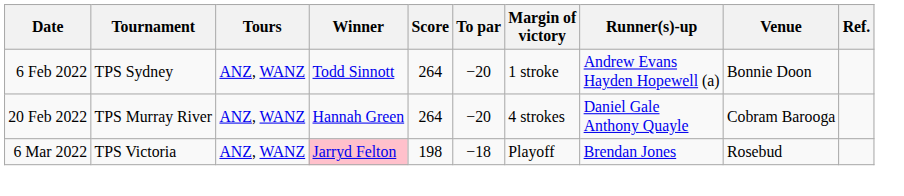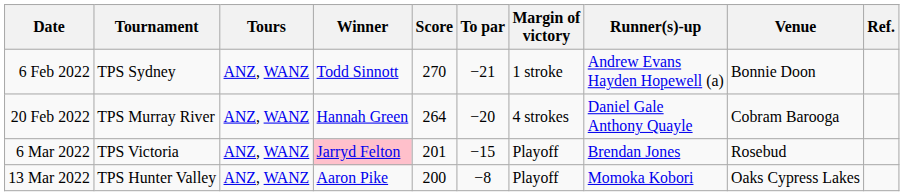(430, 71) 264 -> (434, 71) 270
(479, 71) −20 -> (483, 71) −21
(430, 152) 198 -> (434, 152) 201
(479, 152) −18 -> (483, 152) −15
+ row: (49, 178)
